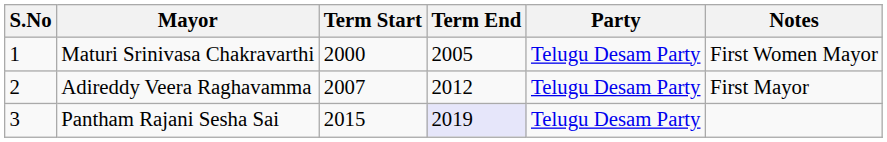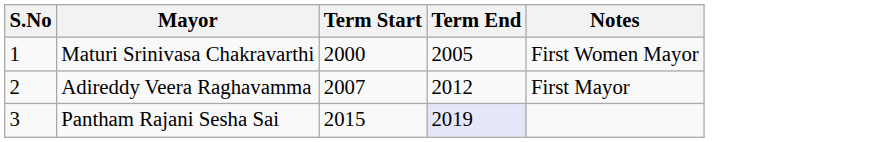- column: (616, 20)
